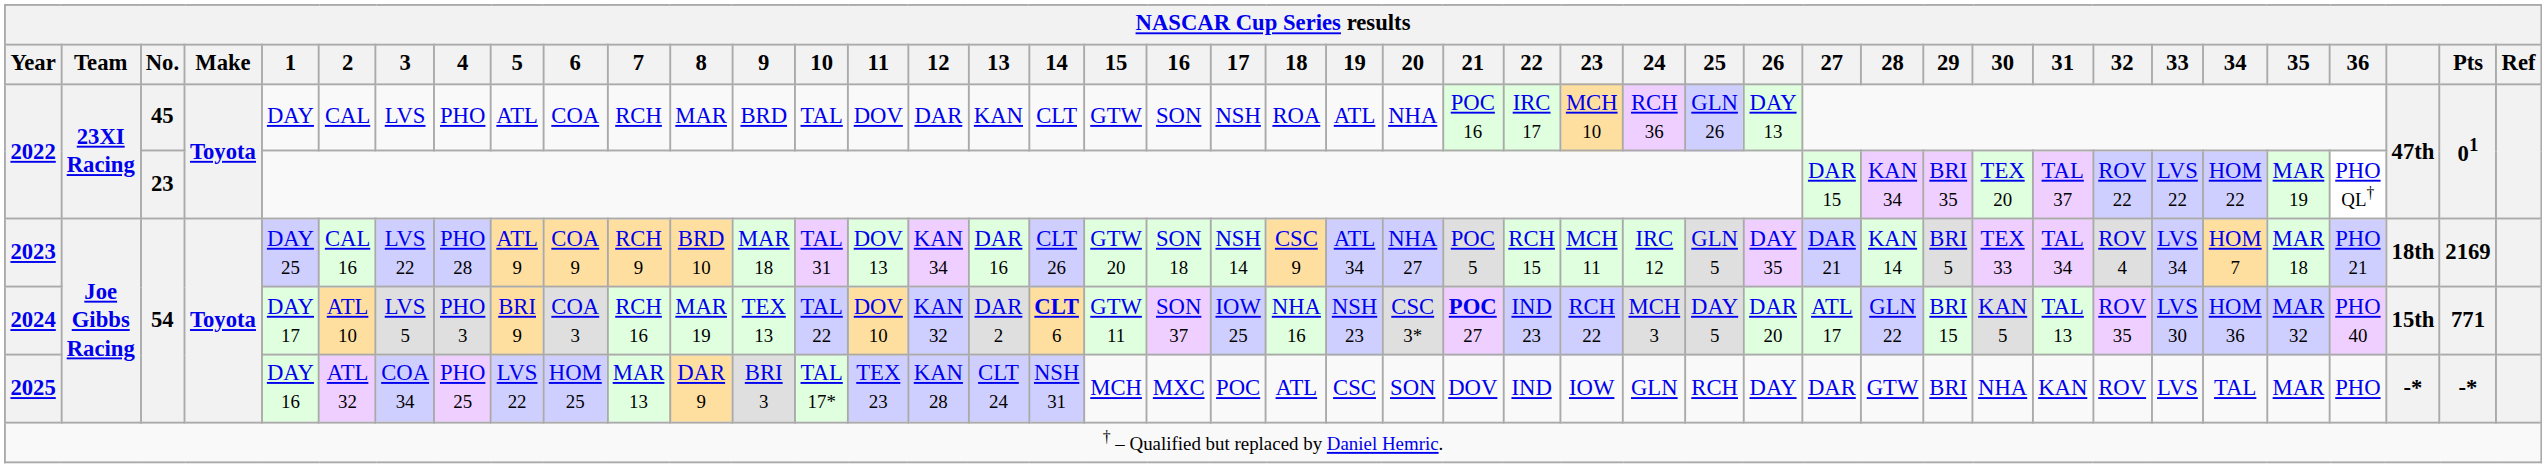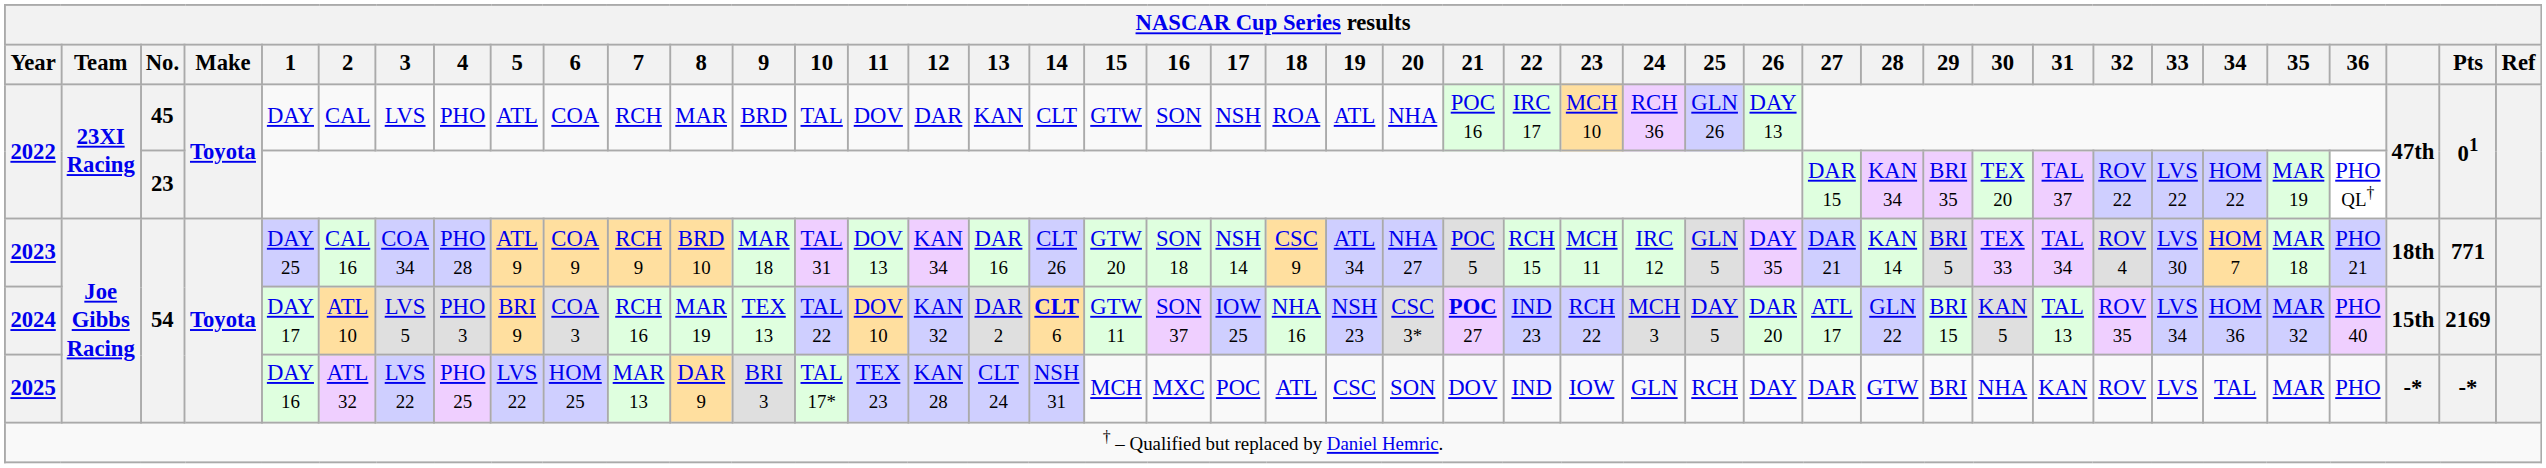(405, 251) LVS 22 -> (405, 251) COA 34
(2177, 251) LVS 34 -> (2177, 251) LVS 30
(2468, 252) 2169 -> (2468, 252) 771
(2177, 319) LVS 30 -> (2177, 319) LVS 34
(2468, 320) 771 -> (2468, 320) 2169
(405, 387) COA 34 -> (405, 387) LVS 22
